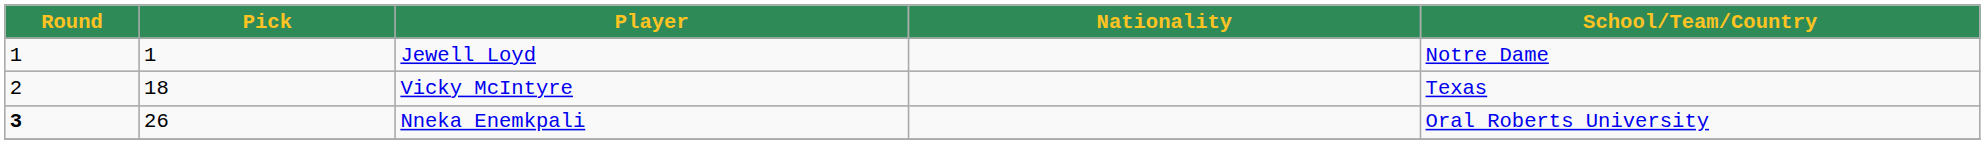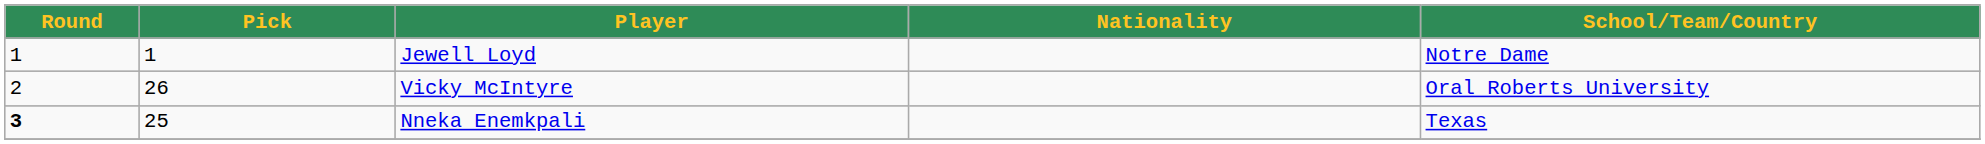(156, 88) 18 -> (156, 88) 26
(1456, 88) Texas -> (1567, 88) Oral Roberts University
(156, 122) 26 -> (156, 122) 25
(1567, 122) Oral Roberts University -> (1456, 122) Texas
